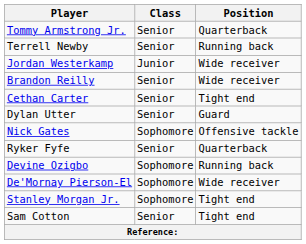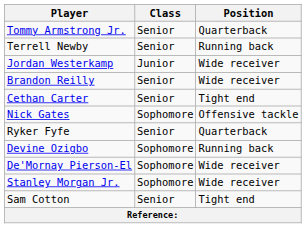- row: (41, 115)
(227, 199) Tight end -> (239, 182) Wide receiver
